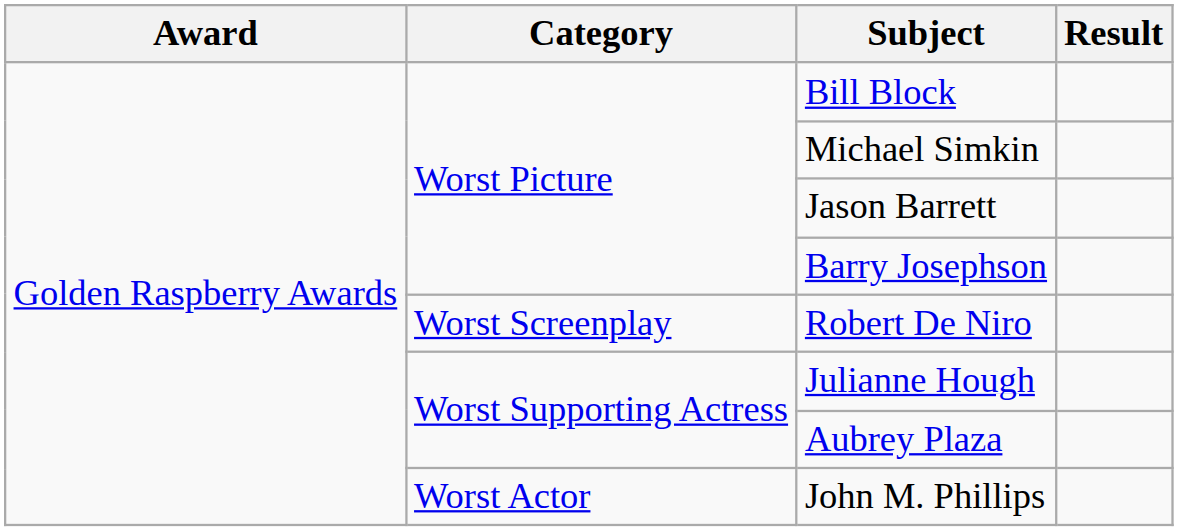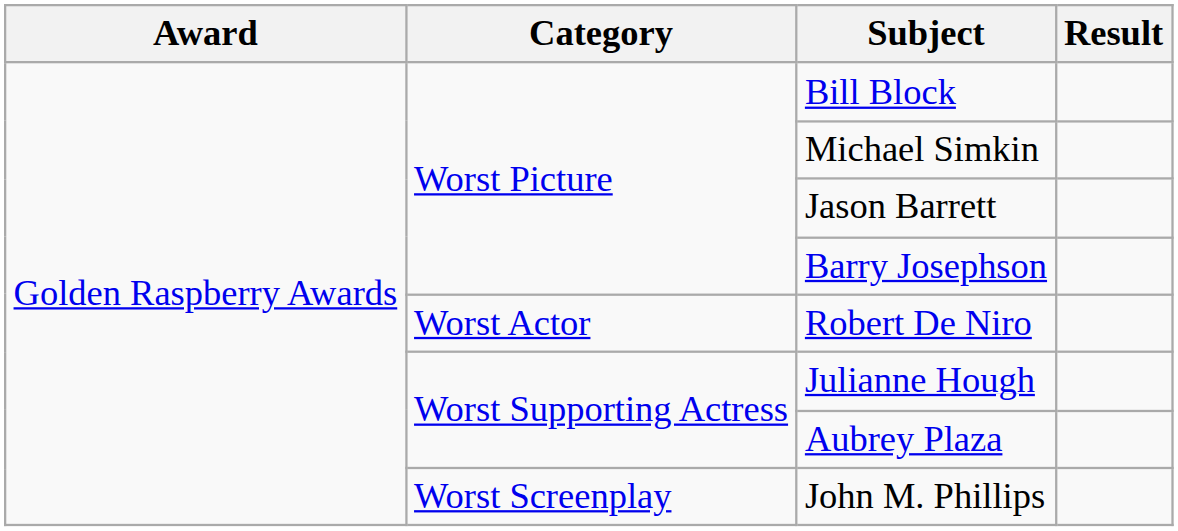(543, 322) Worst Screenplay -> (502, 322) Worst Actor
(502, 496) Worst Actor -> (543, 496) Worst Screenplay
